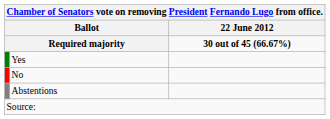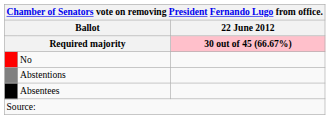(247, 44) no background -> (248, 44) pink background
- row: (19, 59)
+ row: (40, 91)
